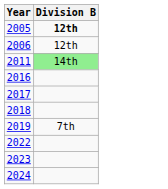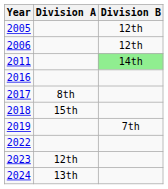+ column: (66, 13)
(66, 29) bold -> (131, 29) normal
